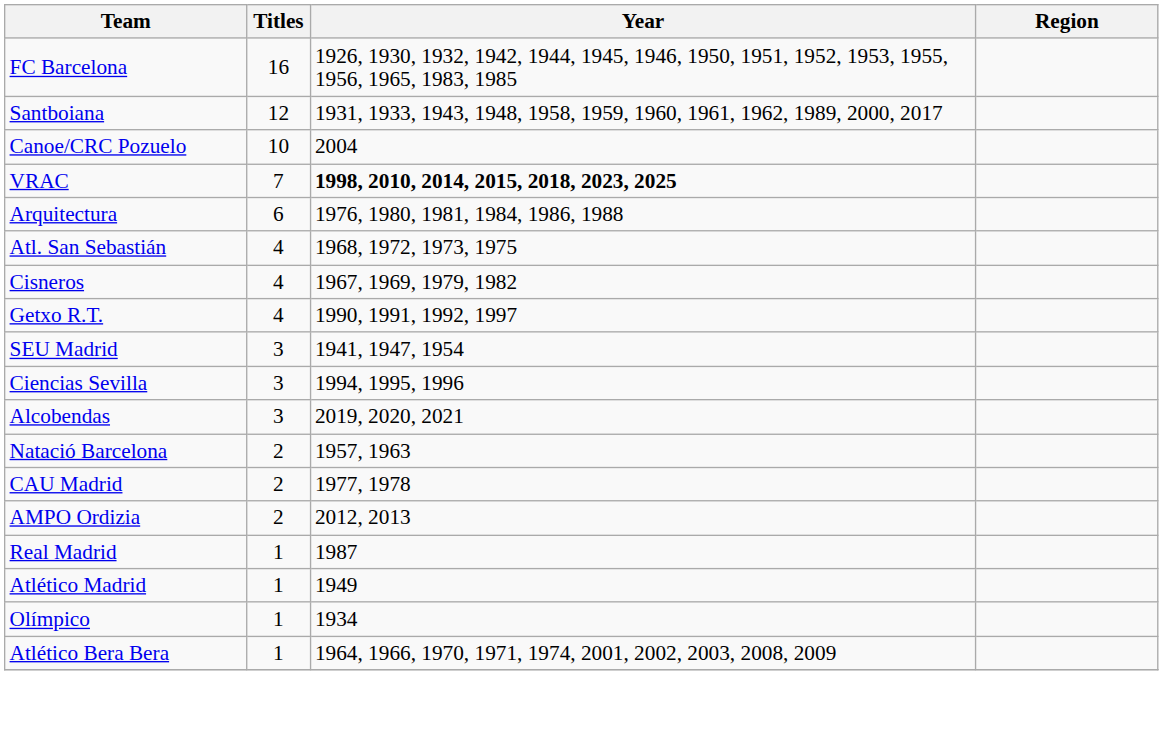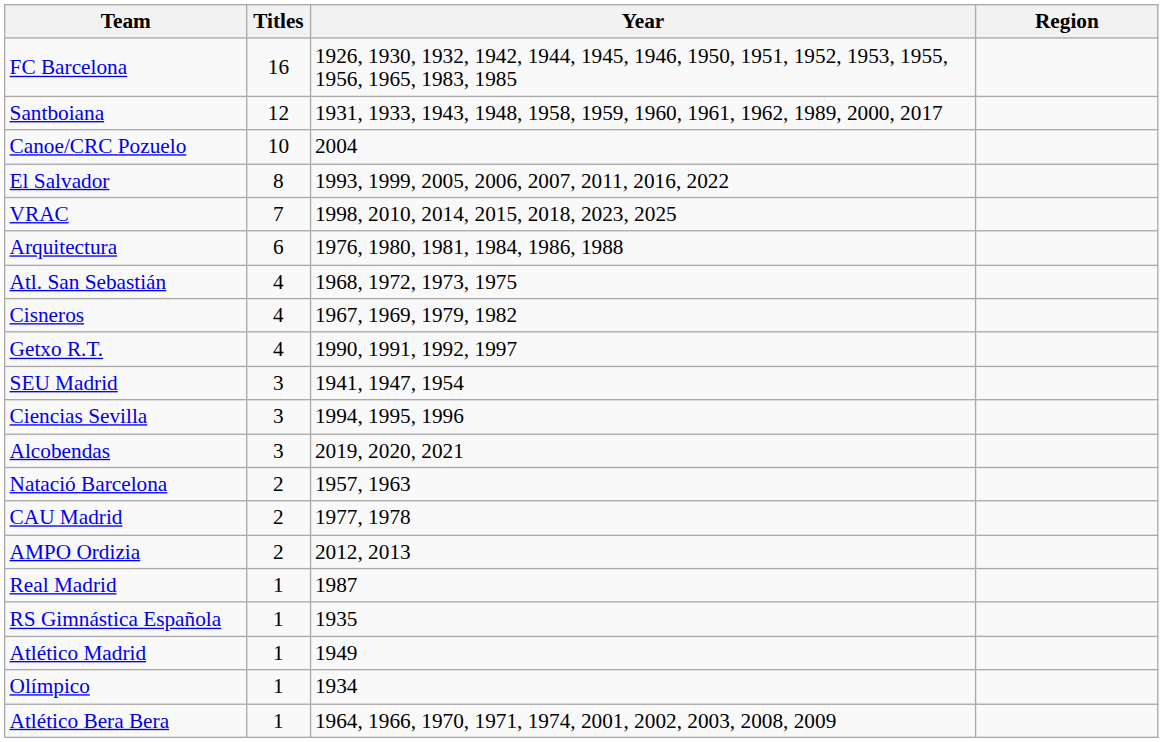+ row: (60, 180)
(496, 180) bold -> (496, 214) normal
+ row: (115, 619)
